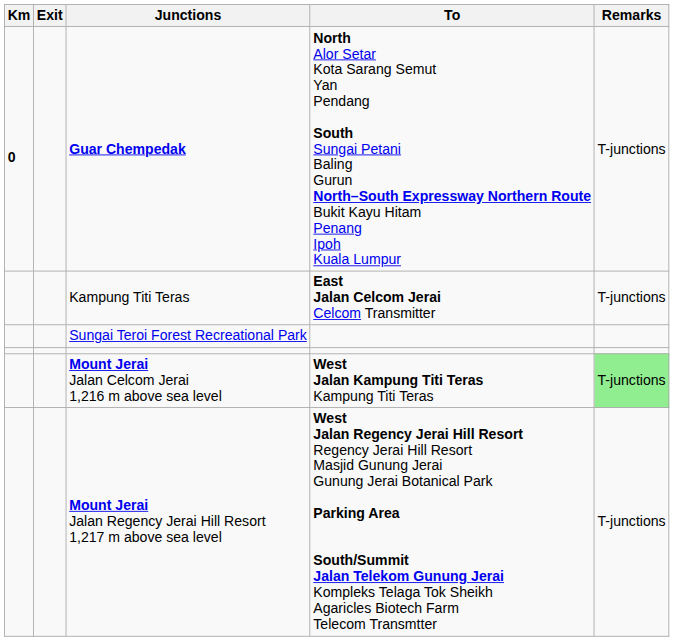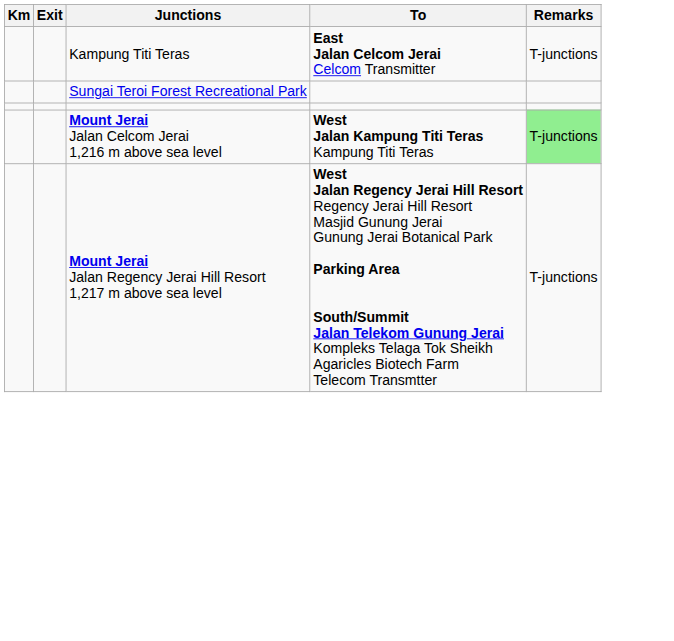- row: (127, 148)
